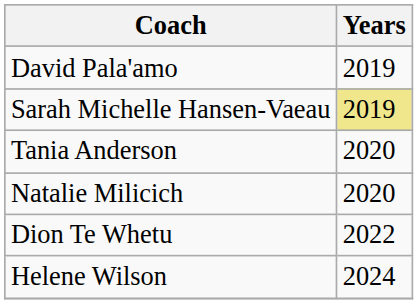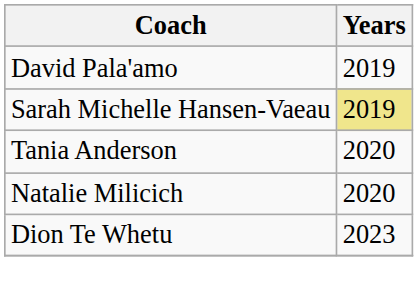(369, 234) 2022 -> (369, 234) 2023
- row: (89, 276)
